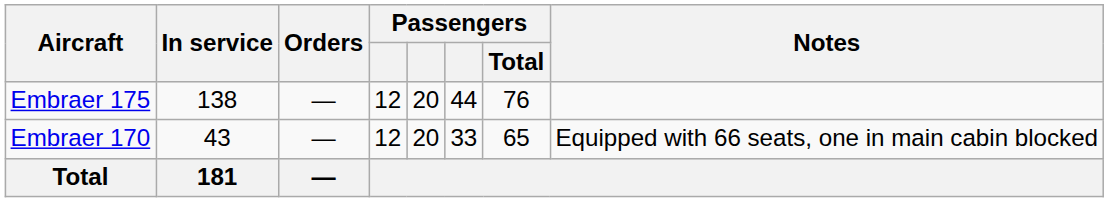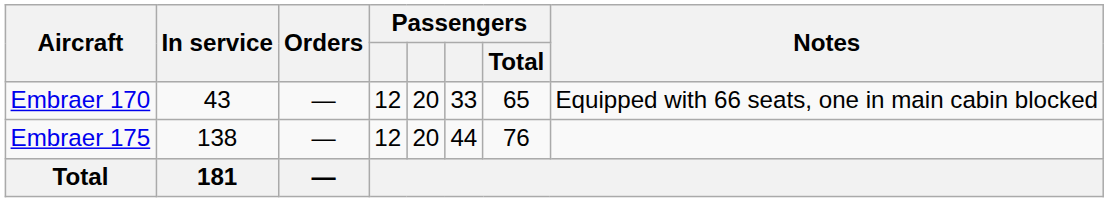rows swapped: (80, 138) <-> (80, 100)
